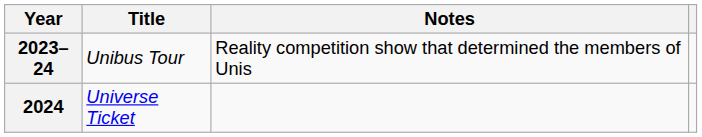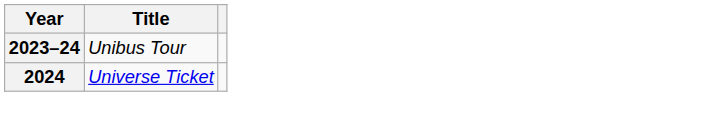- column: (450, 18)
